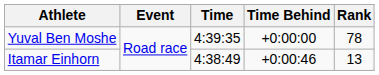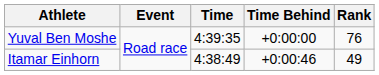(354, 38) 78 -> (354, 38) 76
(354, 60) 13 -> (354, 60) 49
